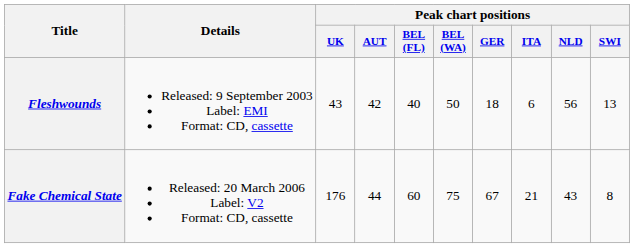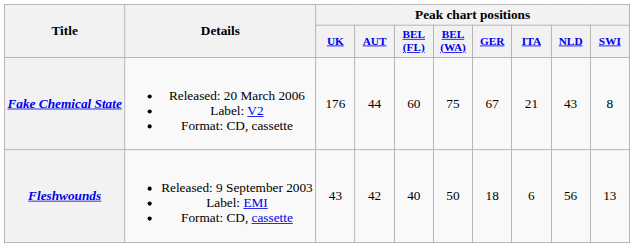rows swapped: (65, 103) <-> (65, 196)
